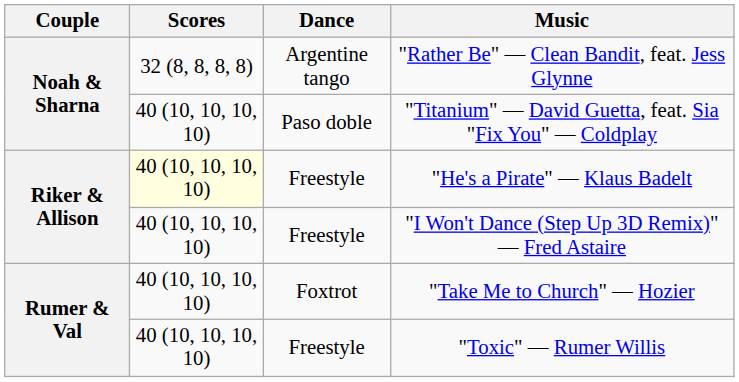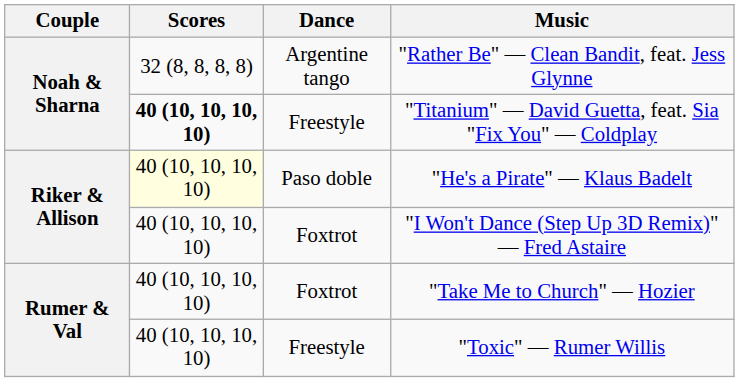(197, 122) normal -> (197, 122) bold
(327, 122) Paso doble -> (327, 122) Freestyle
(327, 178) Freestyle -> (327, 178) Paso doble
(327, 234) Freestyle -> (327, 234) Foxtrot
